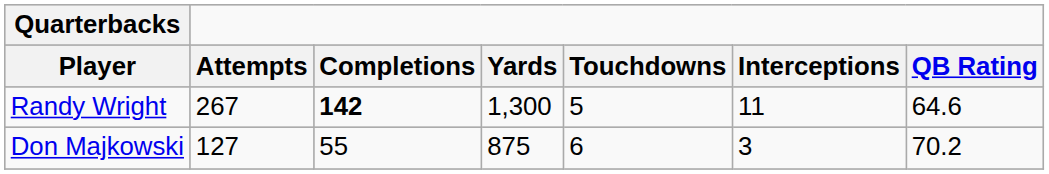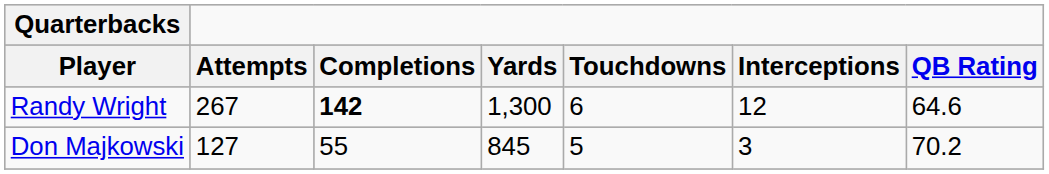(576, 106) 5 -> (576, 106) 6
(751, 106) 11 -> (752, 106) 12
(509, 147) 875 -> (509, 147) 845
(576, 147) 6 -> (576, 147) 5
